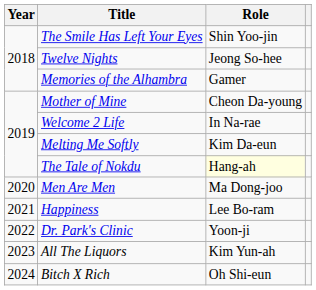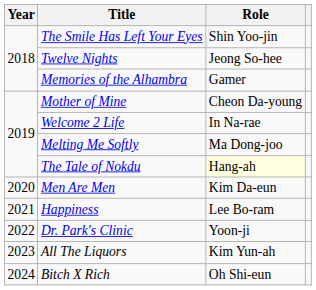(243, 144) Kim Da-eun -> (246, 144) Ma Dong-joo
(246, 187) Ma Dong-joo -> (243, 187) Kim Da-eun
